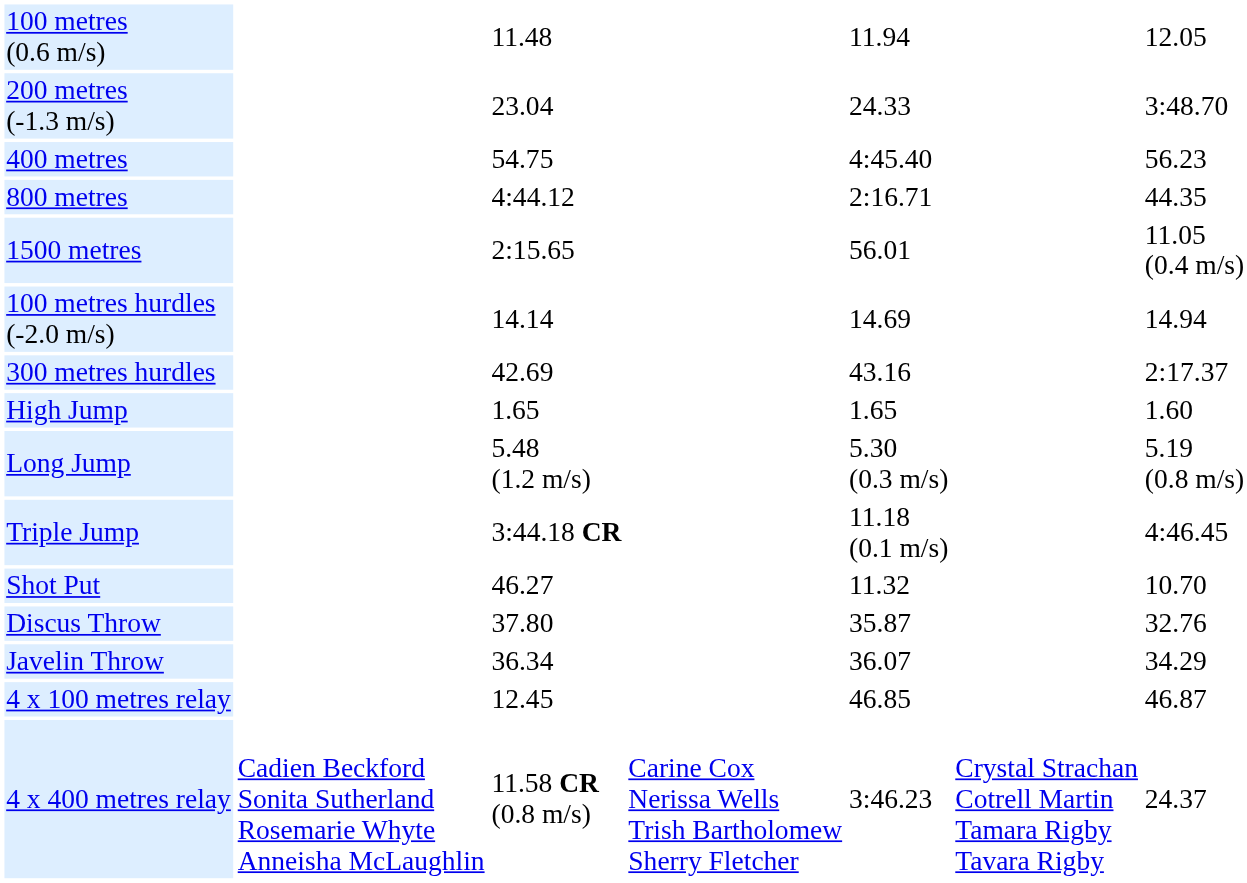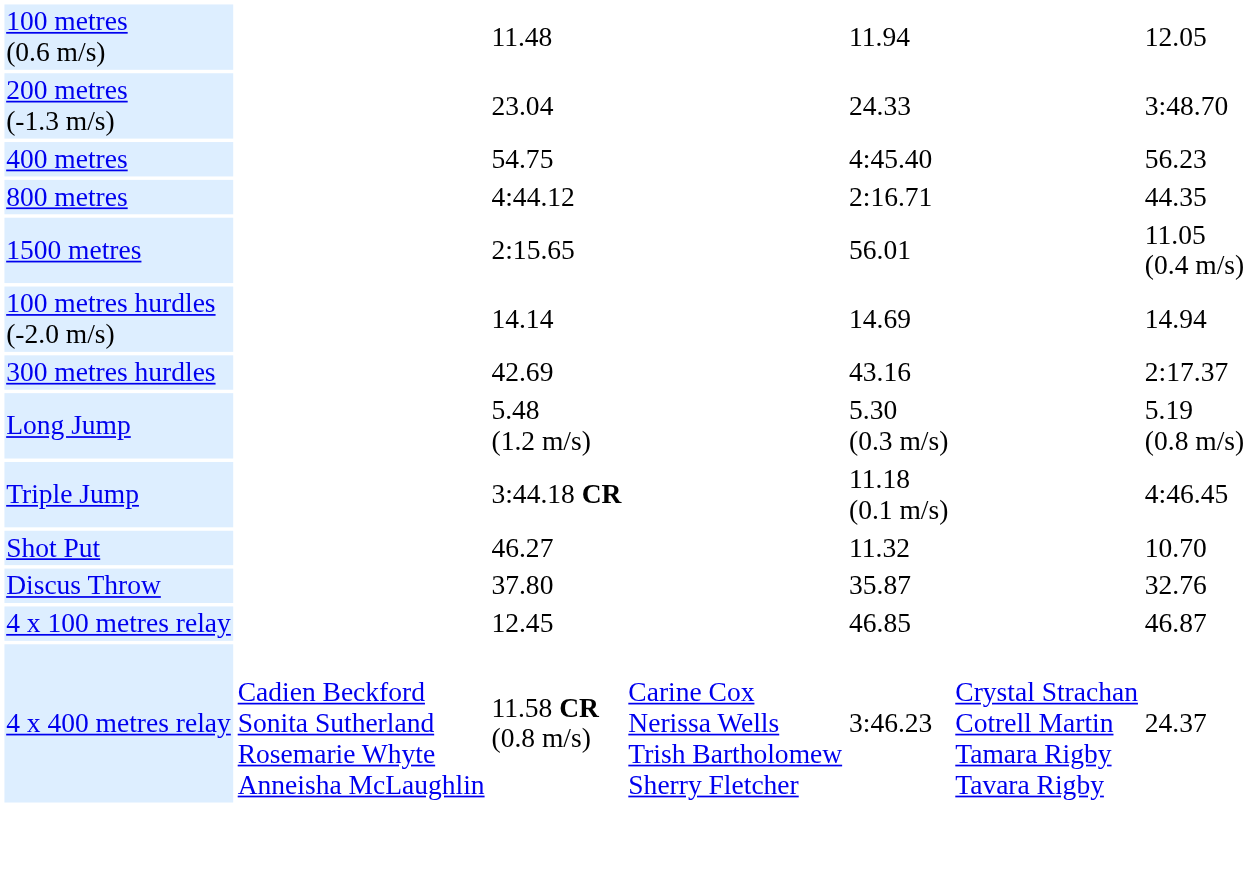- row: (67, 410)
- row: (85, 661)
